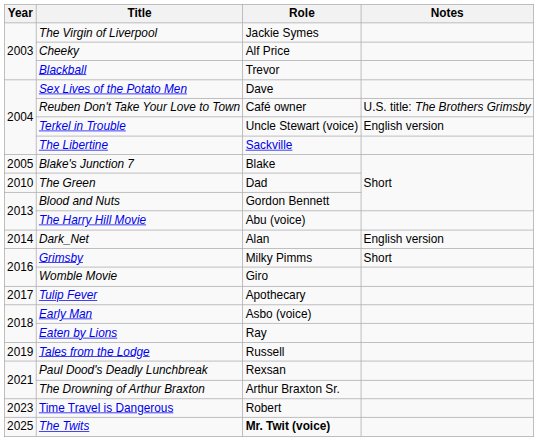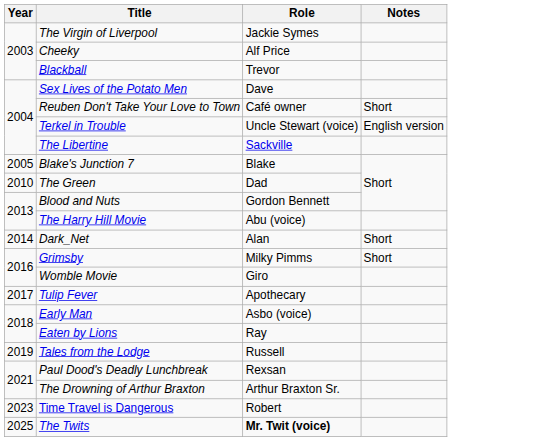(447, 107) U.S. title: The Brothers Grimsby -> (378, 107) Short
(404, 239) English version -> (378, 239) Short
